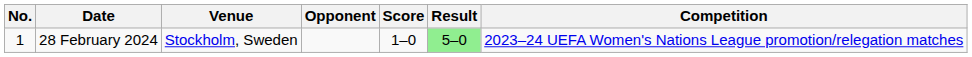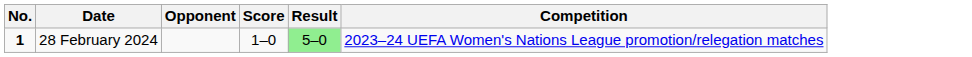- column: (231, 16)
(20, 40) normal -> (20, 40) bold
